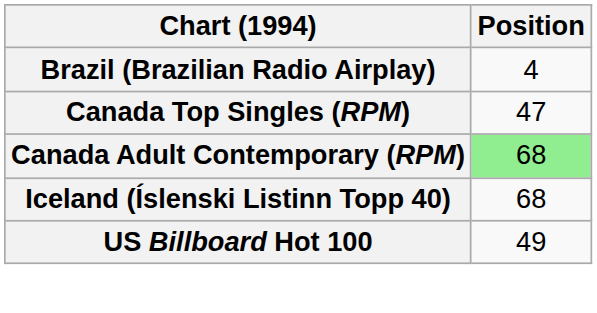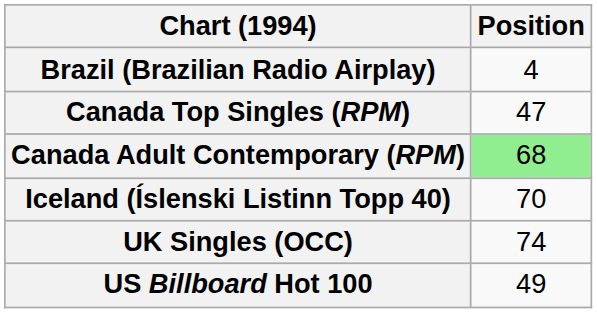(531, 198) 68 -> (531, 198) 70
+ row: (238, 241)
